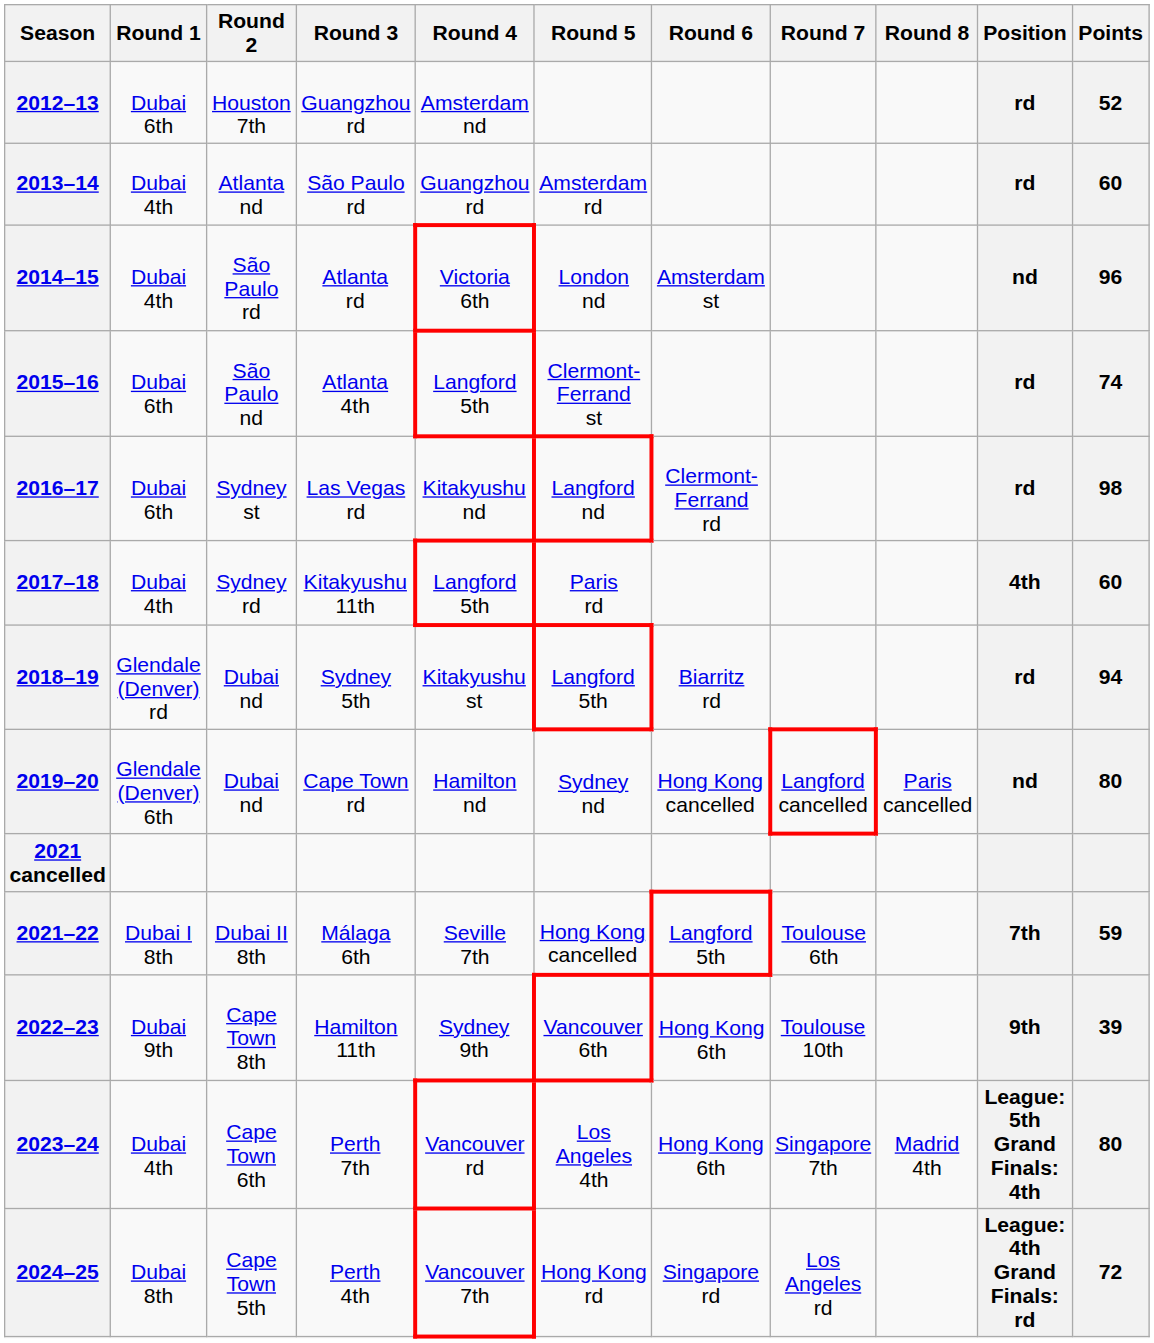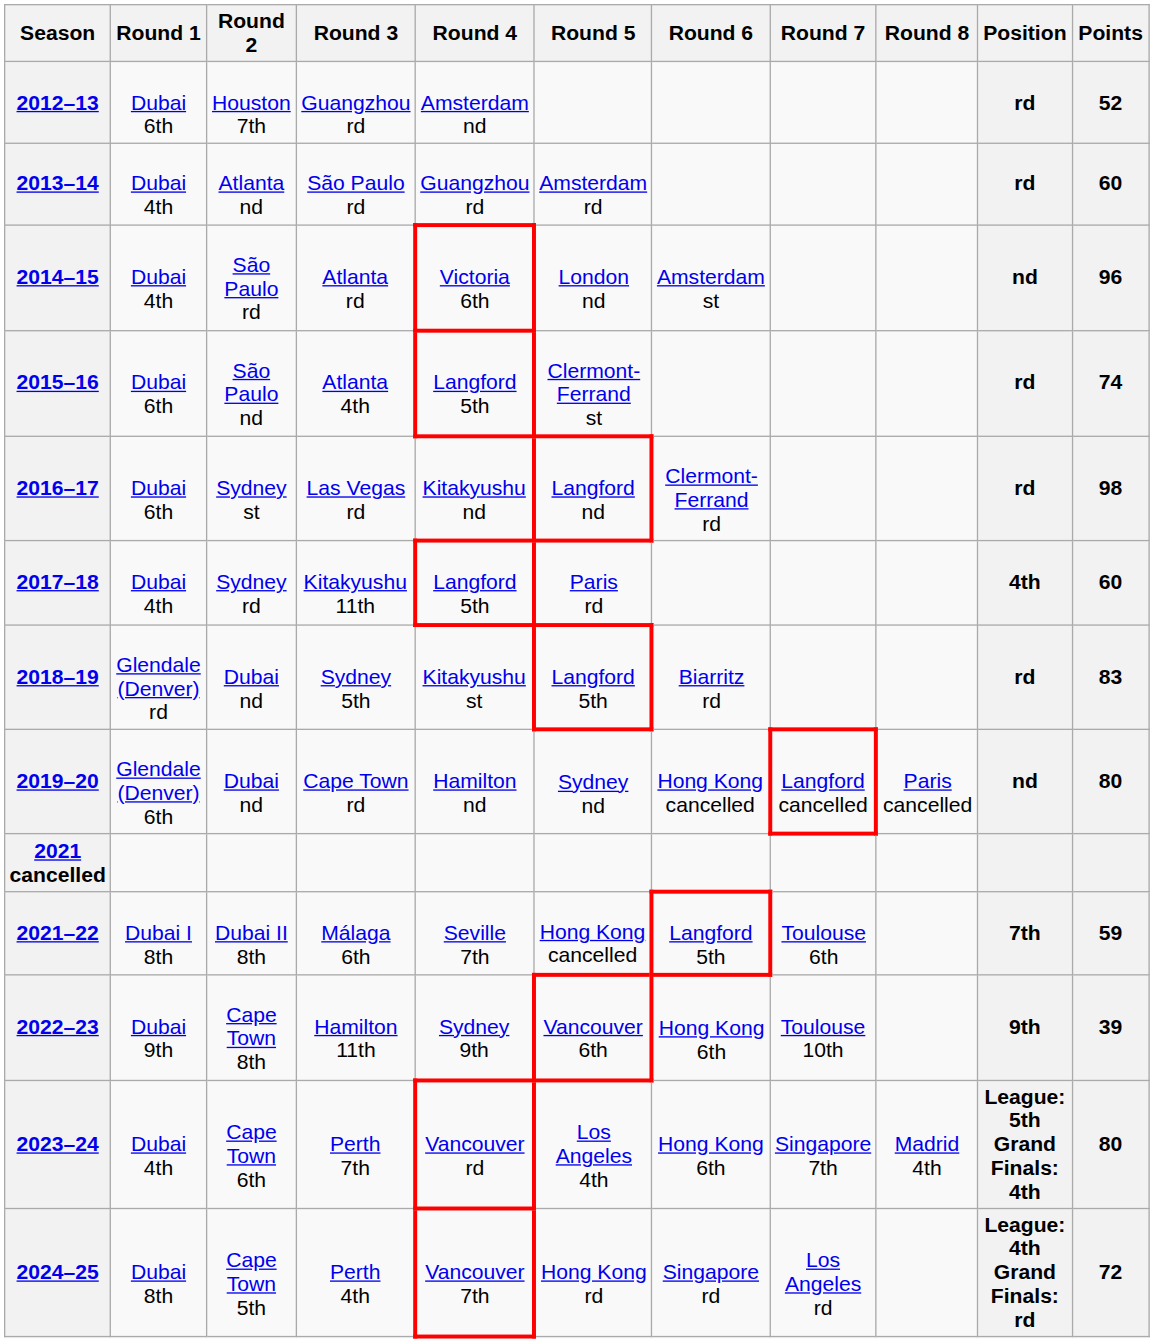(1111, 676) 94 -> (1111, 676) 83
